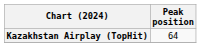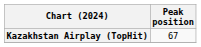(173, 36) 64 -> (173, 36) 67
